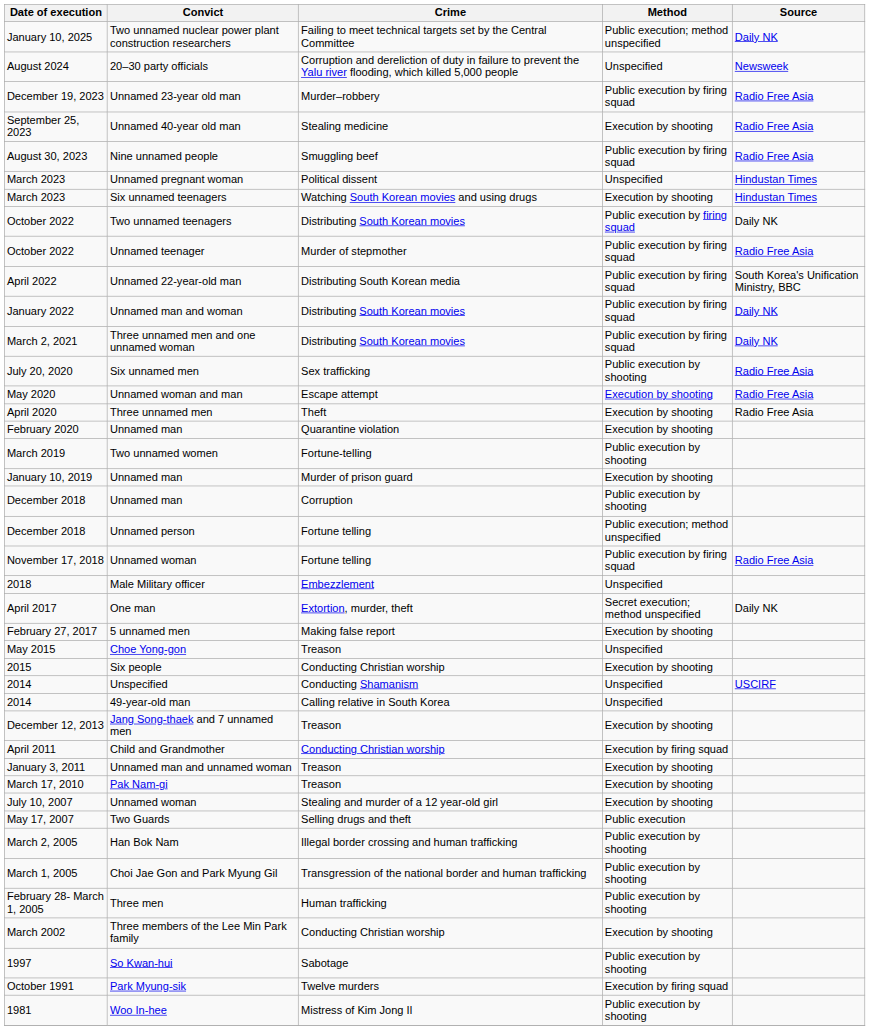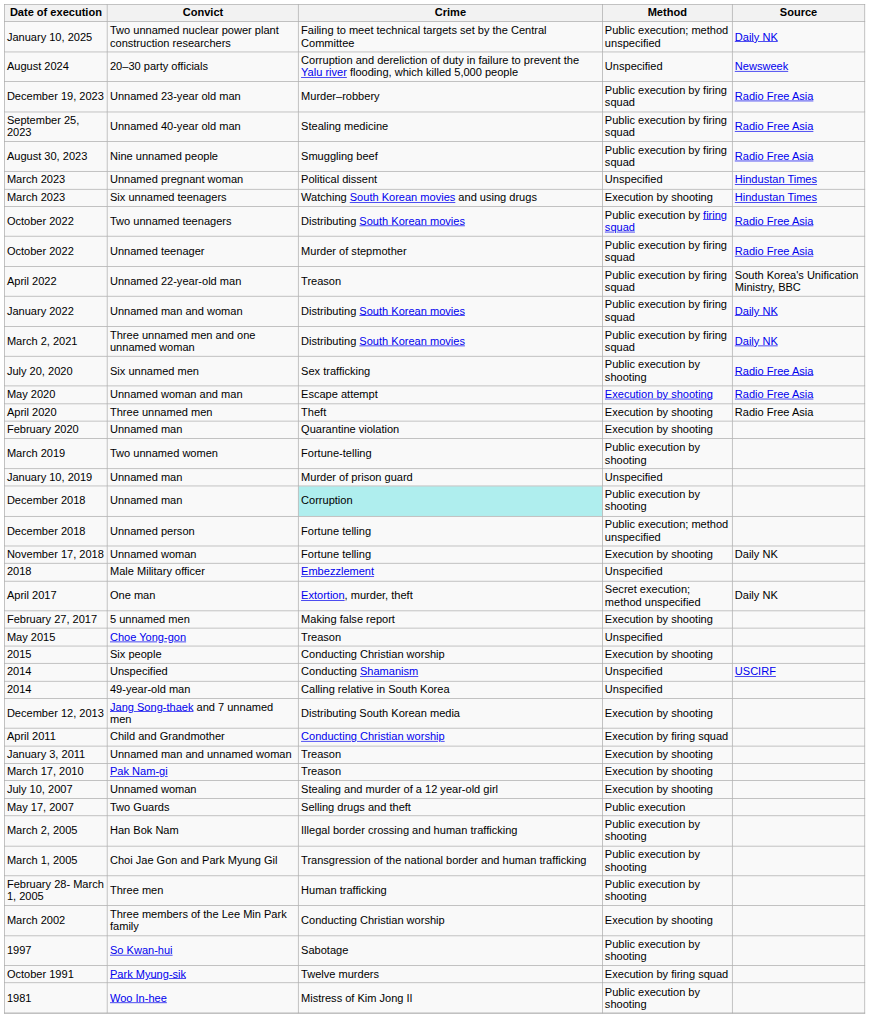(659, 126) Execution by shooting -> (666, 126) Public execution by firing squad
(756, 221) Daily NK -> (774, 221) Radio Free Asia
(381, 281) Distributing South Korean media -> (321, 281) Treason
(659, 477) Execution by shooting -> (634, 477) Unspecified
(327, 501) no background -> (327, 501) paleturquoise background
(666, 561) Public execution by firing squad -> (659, 554) Execution by shooting
(774, 561) Radio Free Asia -> (756, 554) Daily NK
(321, 725) Treason -> (381, 713) Distributing South Korean media
